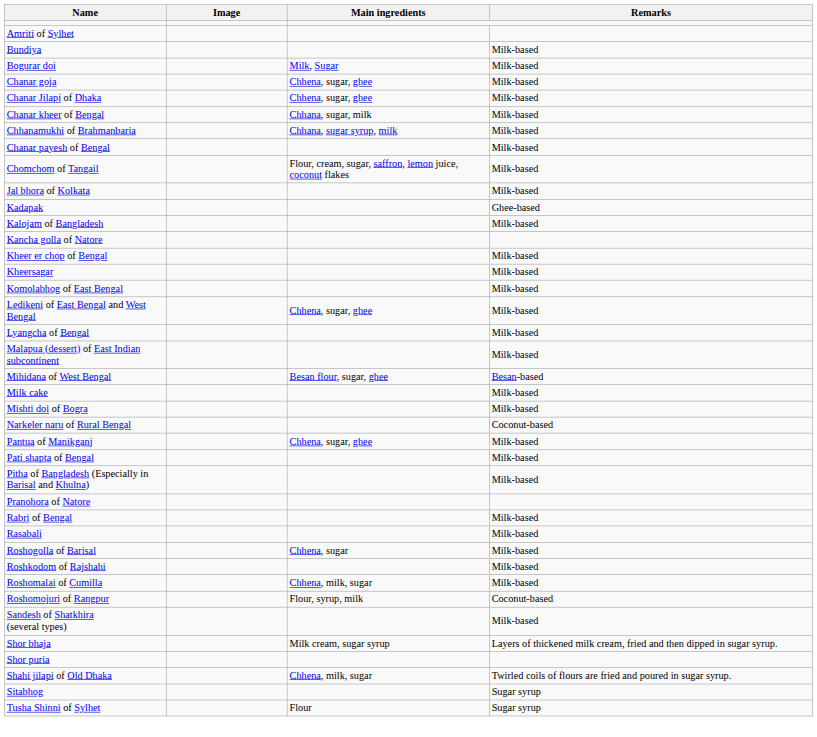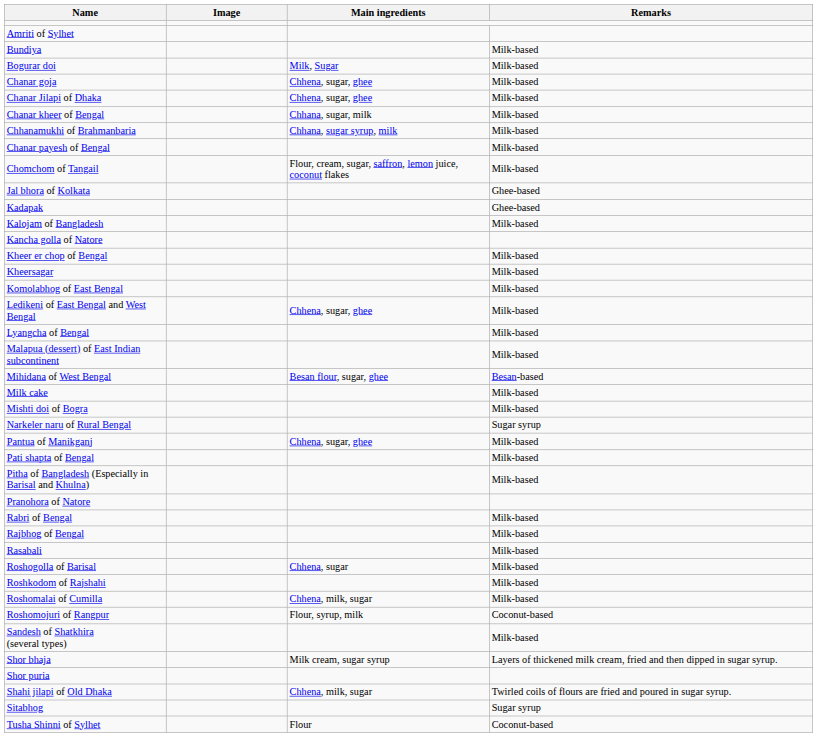(515, 191) Milk-based -> (516, 191) Ghee-based
(522, 425) Coconut-based -> (516, 425) Sugar syrup
+ row: (45, 534)
(516, 708) Sugar syrup -> (522, 724) Coconut-based
